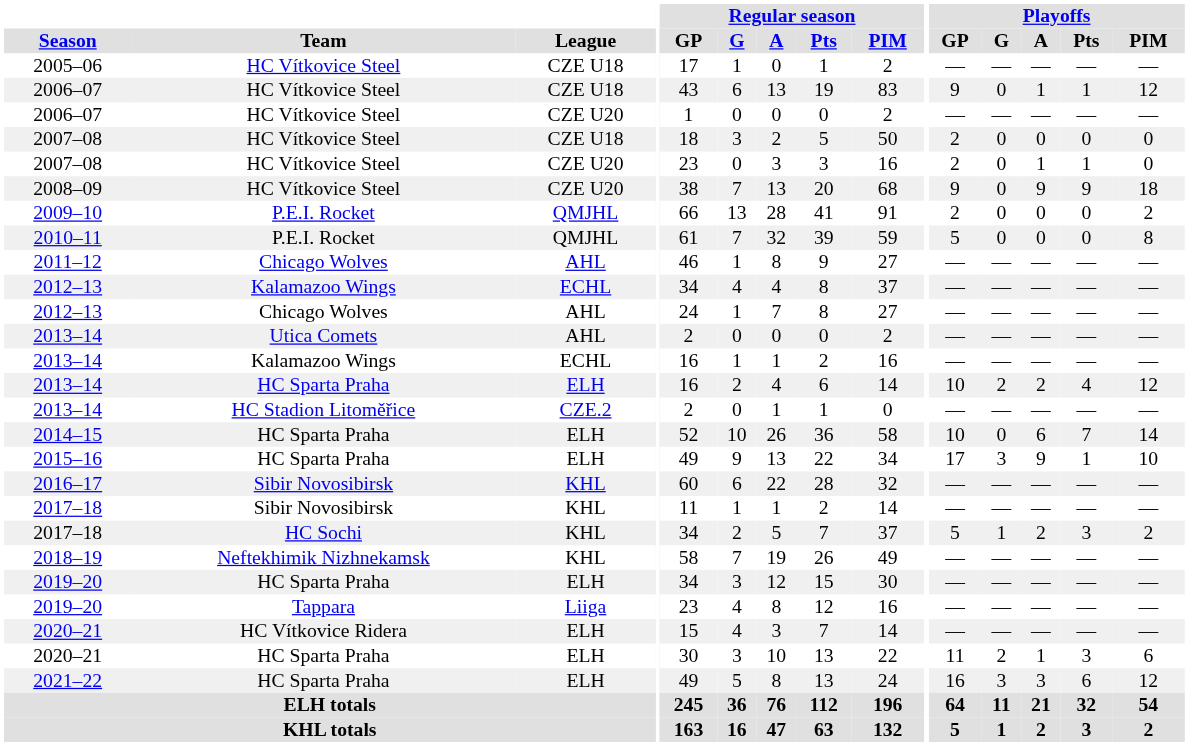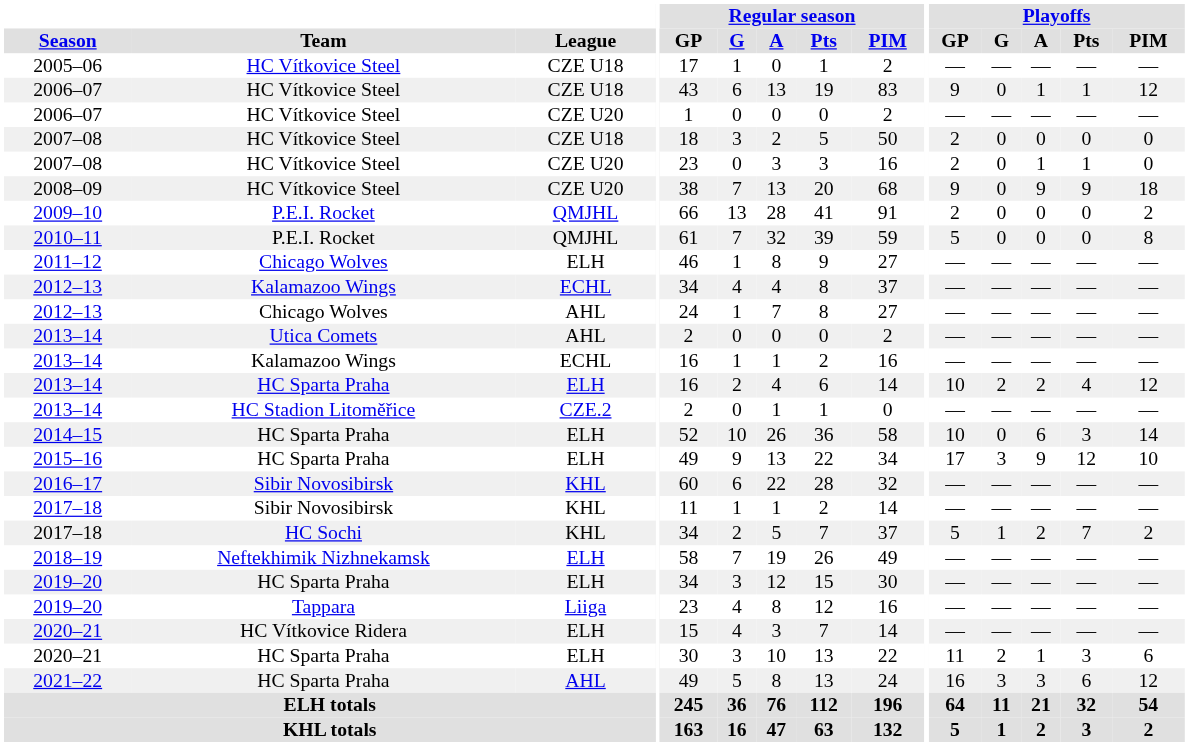(586, 262) AHL -> (586, 262) ELH
(1086, 434) 7 -> (1086, 434) 3
(1086, 458) 1 -> (1086, 458) 12
(1086, 532) 3 -> (1086, 532) 7
(586, 557) KHL -> (586, 557) ELH
(586, 680) ELH -> (586, 680) AHL
